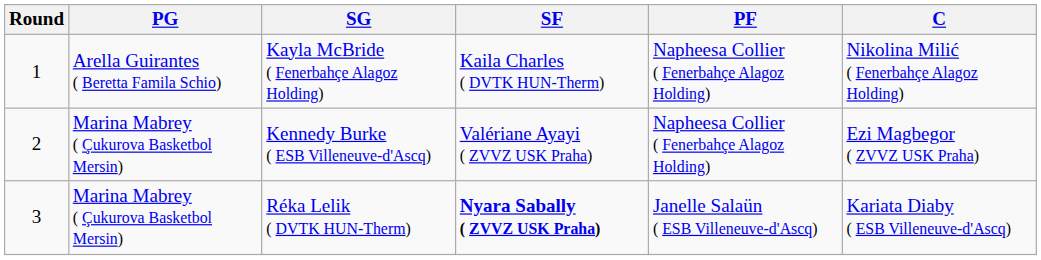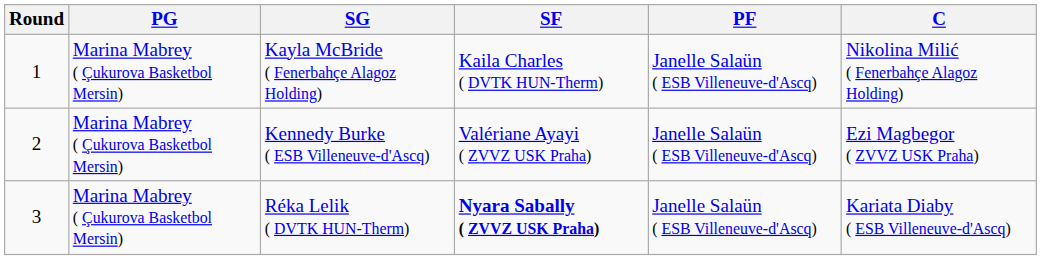(147, 71) Arella Guirantes ( Beretta Famila Schio) -> (142, 71) Marina Mabrey ( Çukurova Basketbol Mersin)
(719, 71) Napheesa Collier ( Fenerbahçe Alagoz Holding) -> (735, 71) Janelle Salaün ( ESB Villeneuve-d'Ascq)
(719, 144) Napheesa Collier ( Fenerbahçe Alagoz Holding) -> (735, 144) Janelle Salaün ( ESB Villeneuve-d'Ascq)
